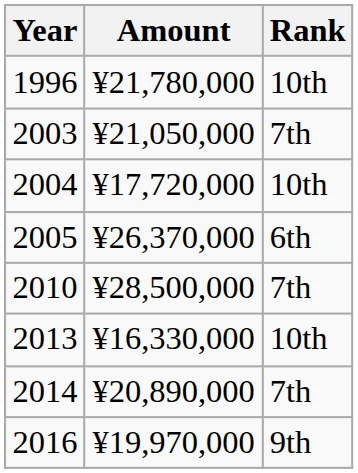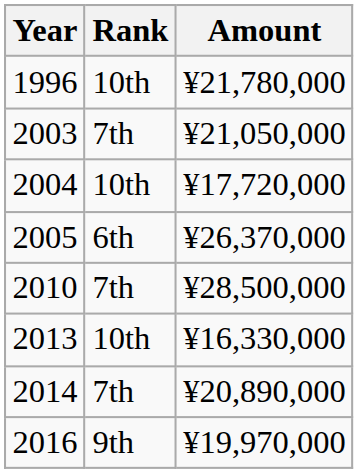columns swapped: (174, 30) <-> (308, 30)
